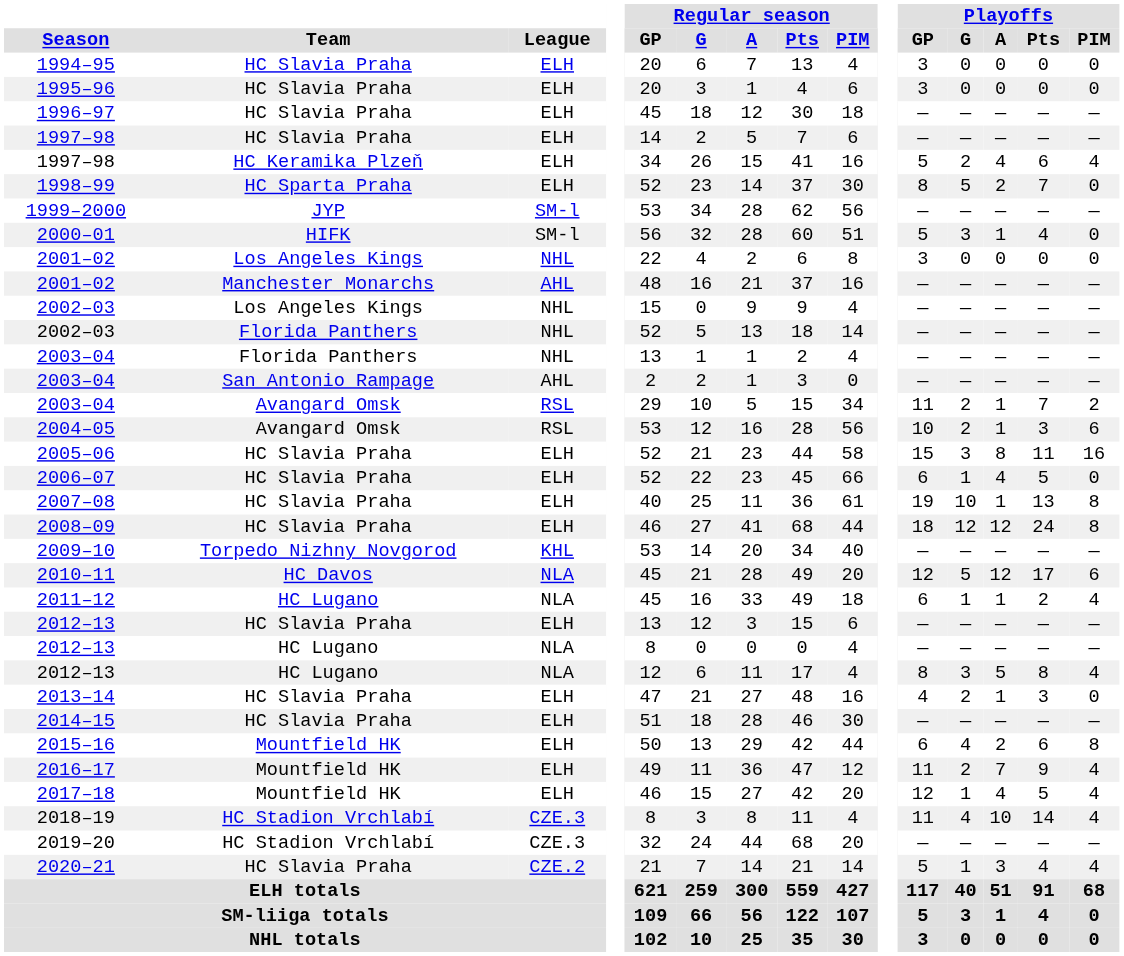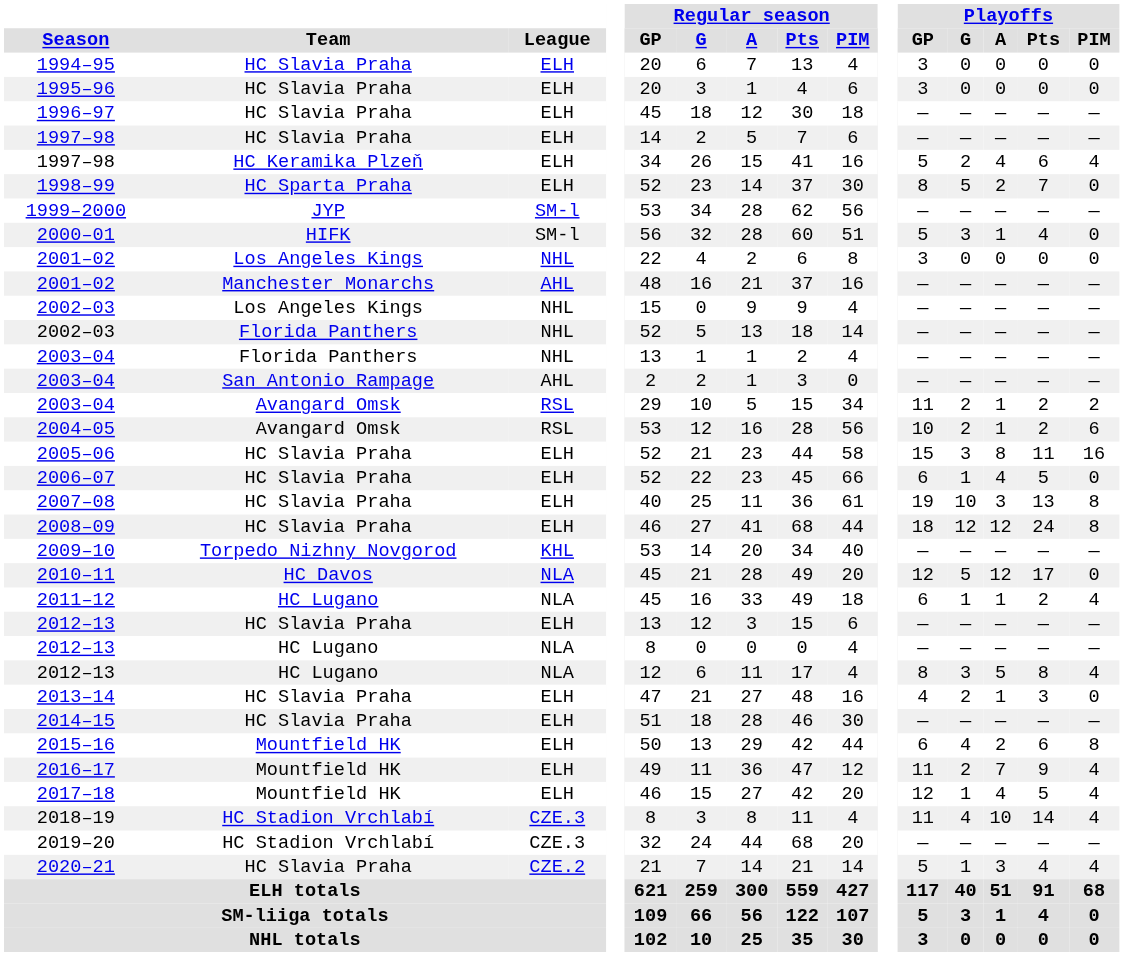(1043, 405) 7 -> (1043, 405) 2
(1043, 429) 3 -> (1043, 429) 2
(1001, 502) 1 -> (1001, 502) 3
(1094, 575) 6 -> (1094, 575) 0
